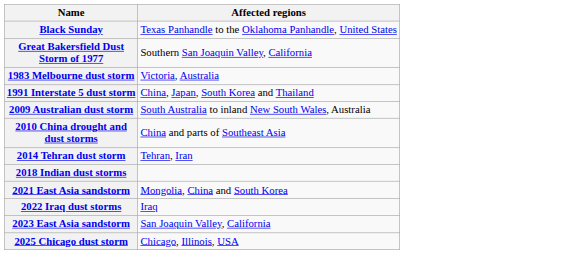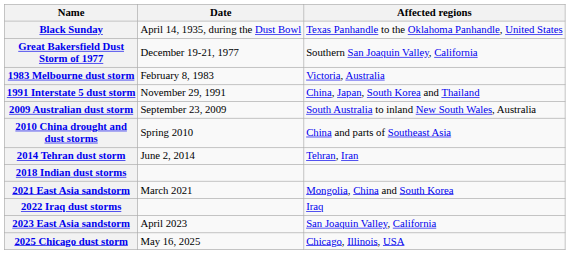+ column: (221, 13)
